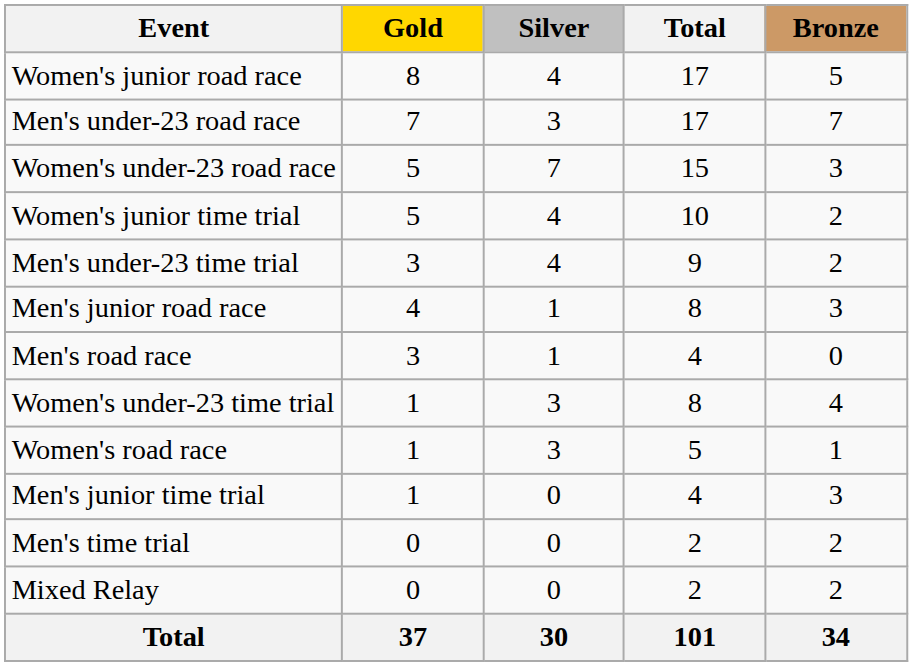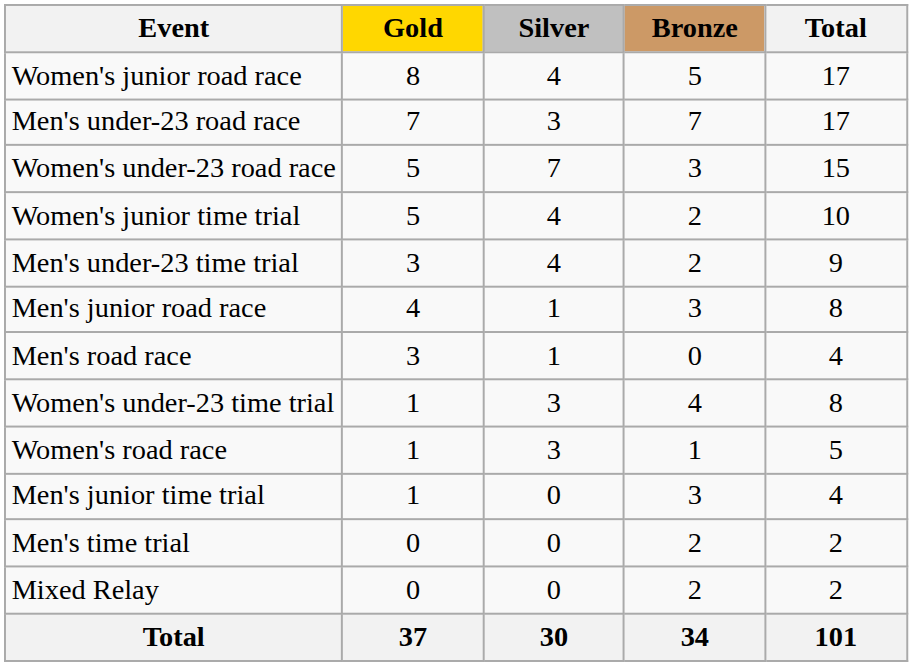columns swapped: (836, 28) <-> (695, 28)
